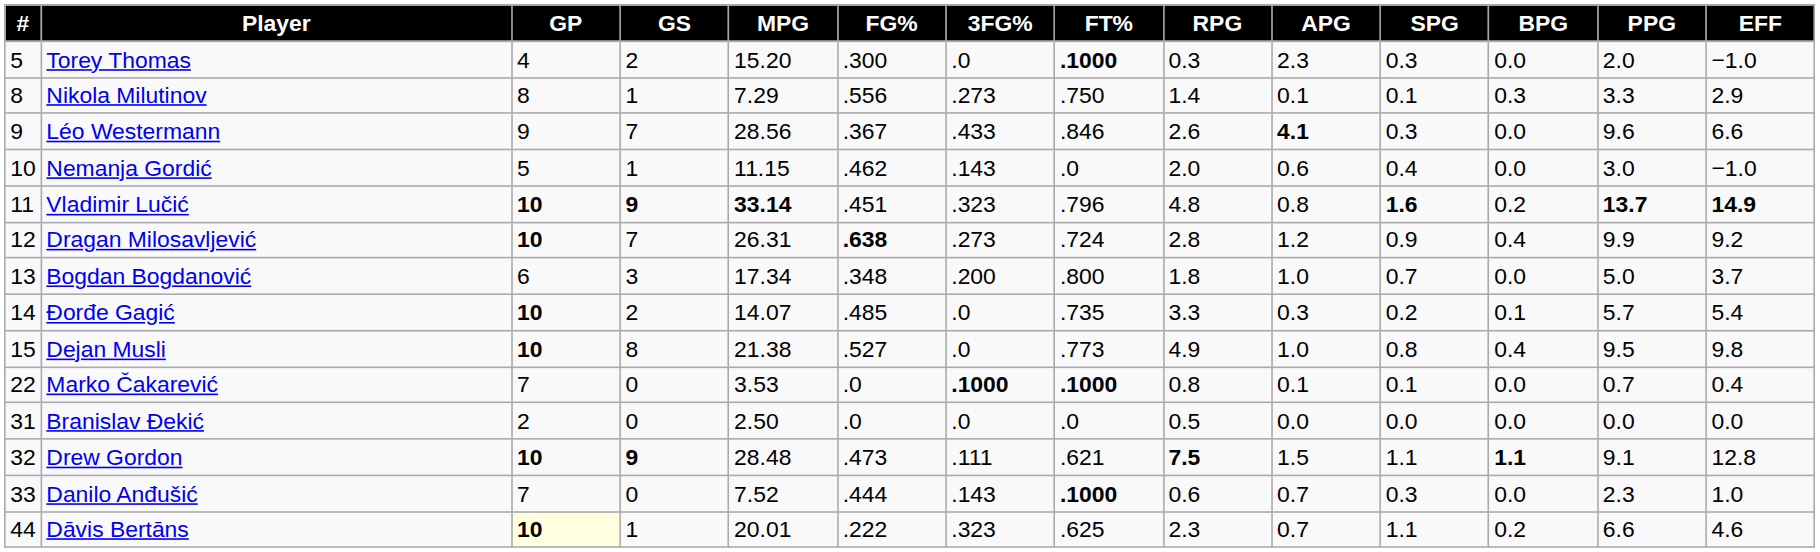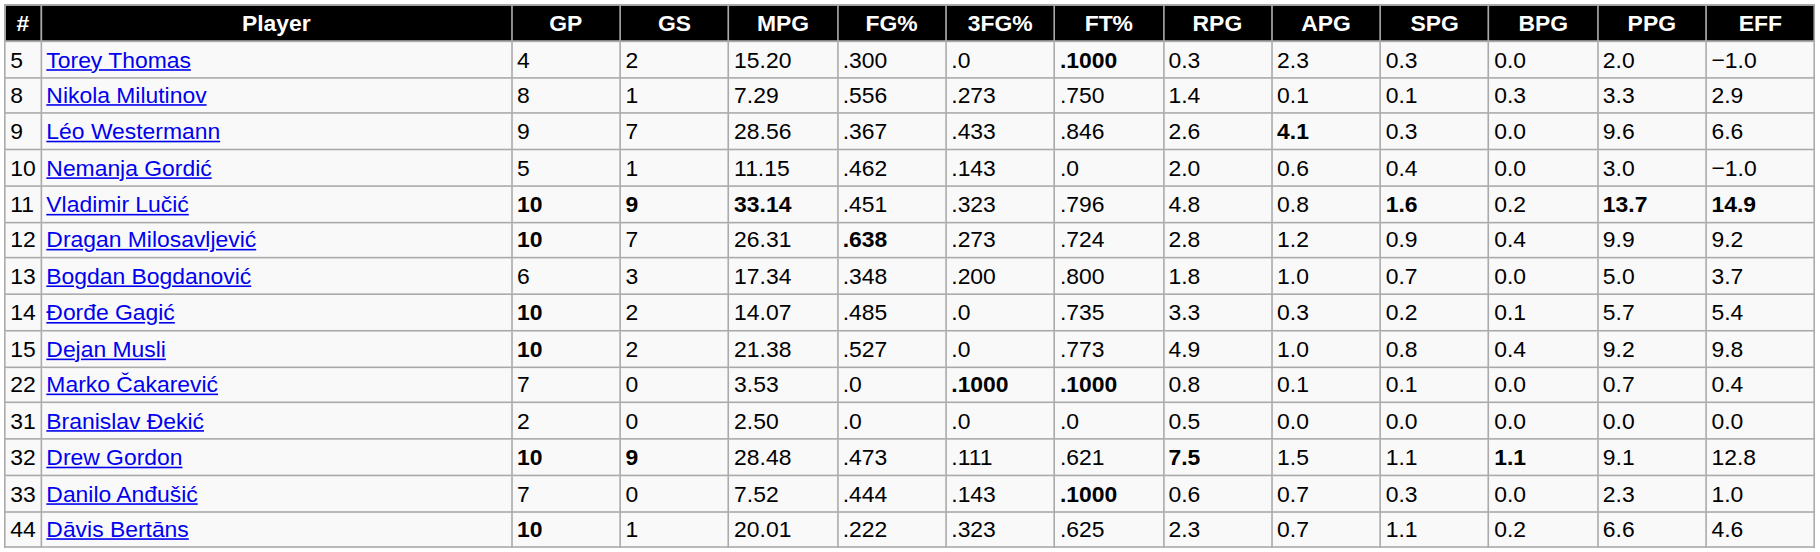(632, 349) 8 -> (632, 349) 2
(1619, 349) 9.5 -> (1619, 349) 9.2
(530, 530) lightyellow background -> (530, 530) no background
